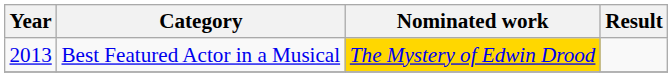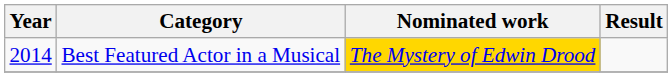(31, 54) 2013 -> (31, 54) 2014
